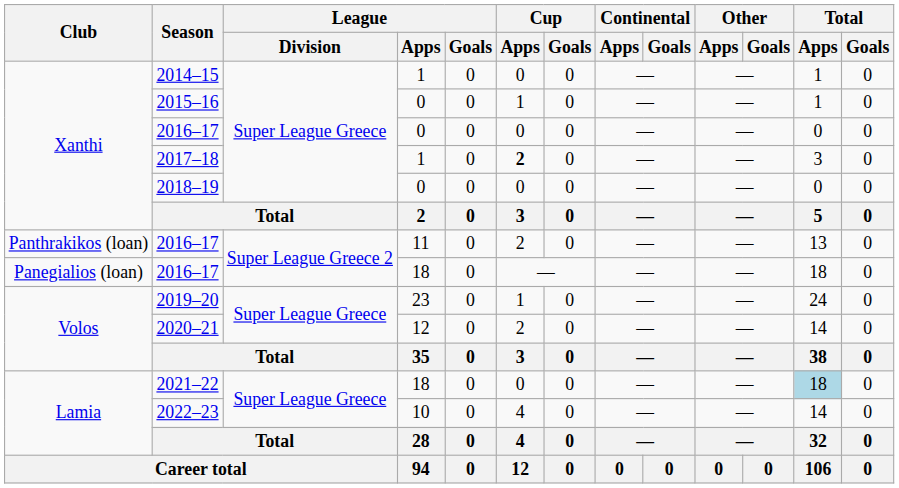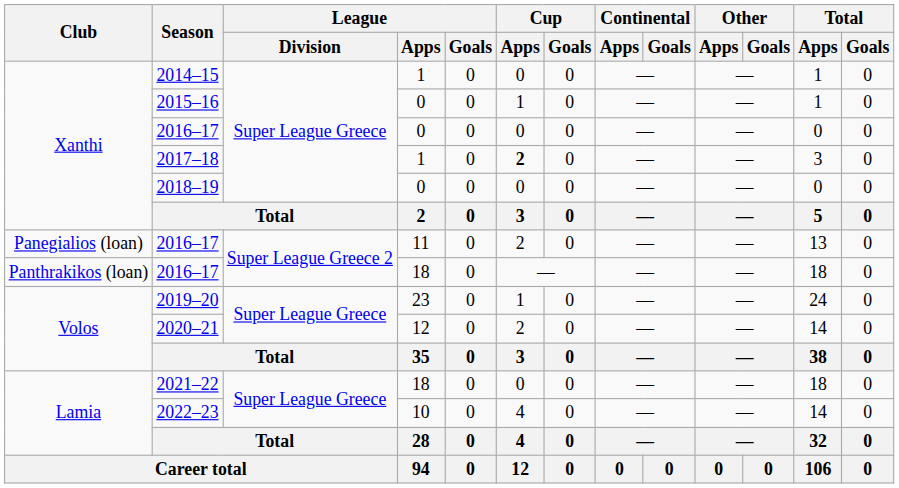(78, 243) Panthrakikos (loan) -> (78, 243) Panegialios (loan)
(78, 272) Panegialios (loan) -> (78, 272) Panthrakikos (loan)
(818, 384) lightblue background -> (818, 384) no background
